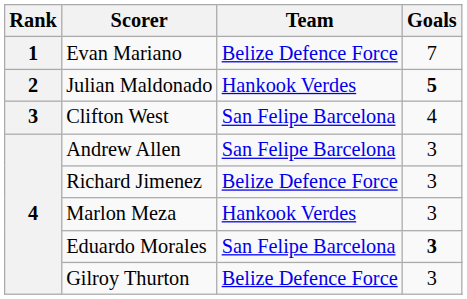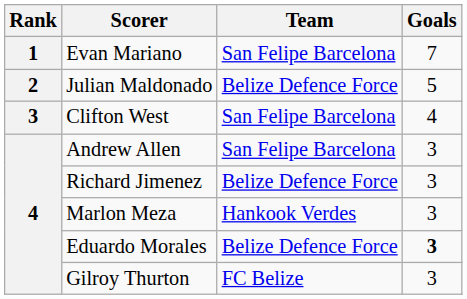(310, 52) Belize Defence Force -> (309, 52) San Felipe Barcelona
(289, 85) Hankook Verdes -> (310, 85) Belize Defence Force
(432, 85) bold -> (432, 85) normal
(309, 246) San Felipe Barcelona -> (310, 246) Belize Defence Force
(310, 278) Belize Defence Force -> (263, 278) FC Belize
